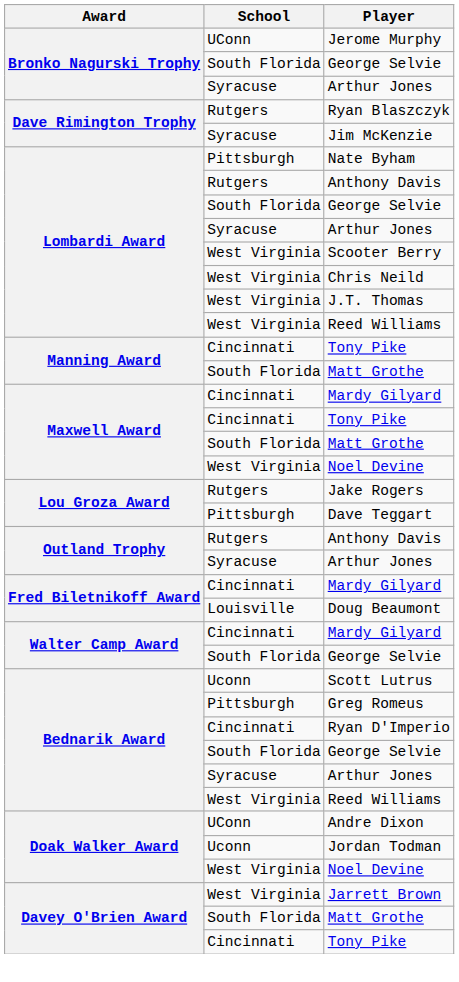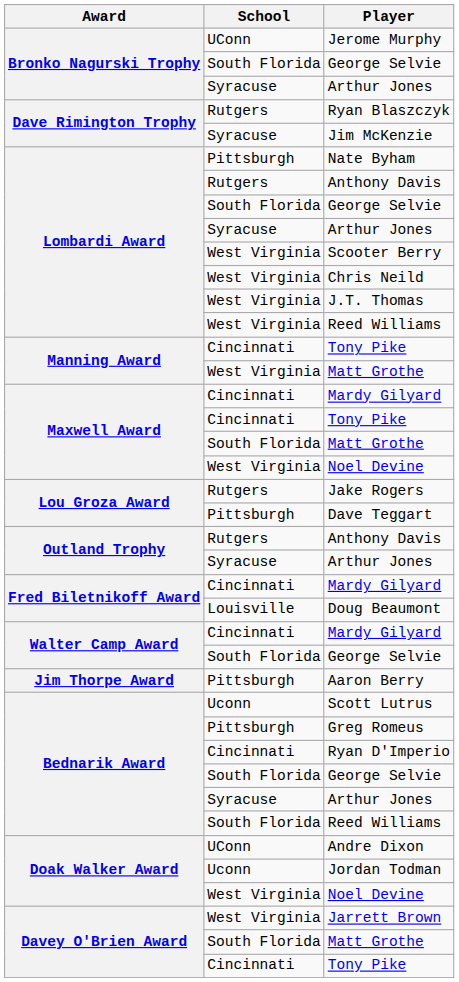(264, 372) South Florida -> (264, 372) West Virginia
+ row: (104, 681)
(264, 800) West Virginia -> (264, 823) South Florida
